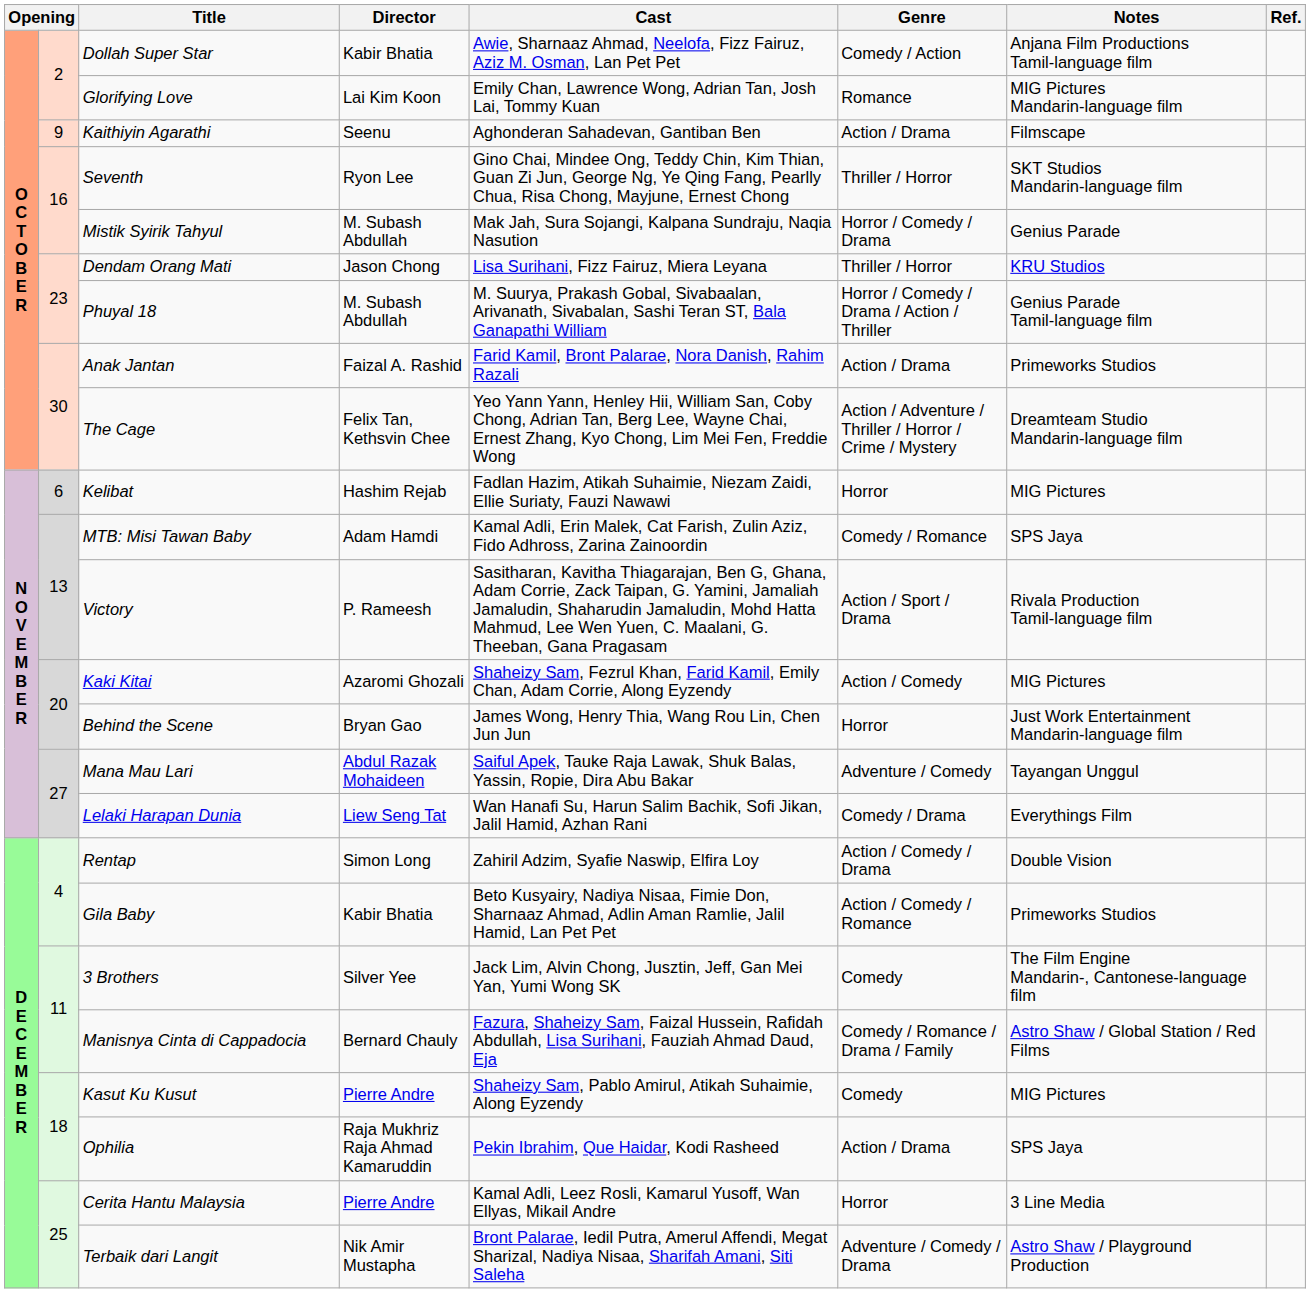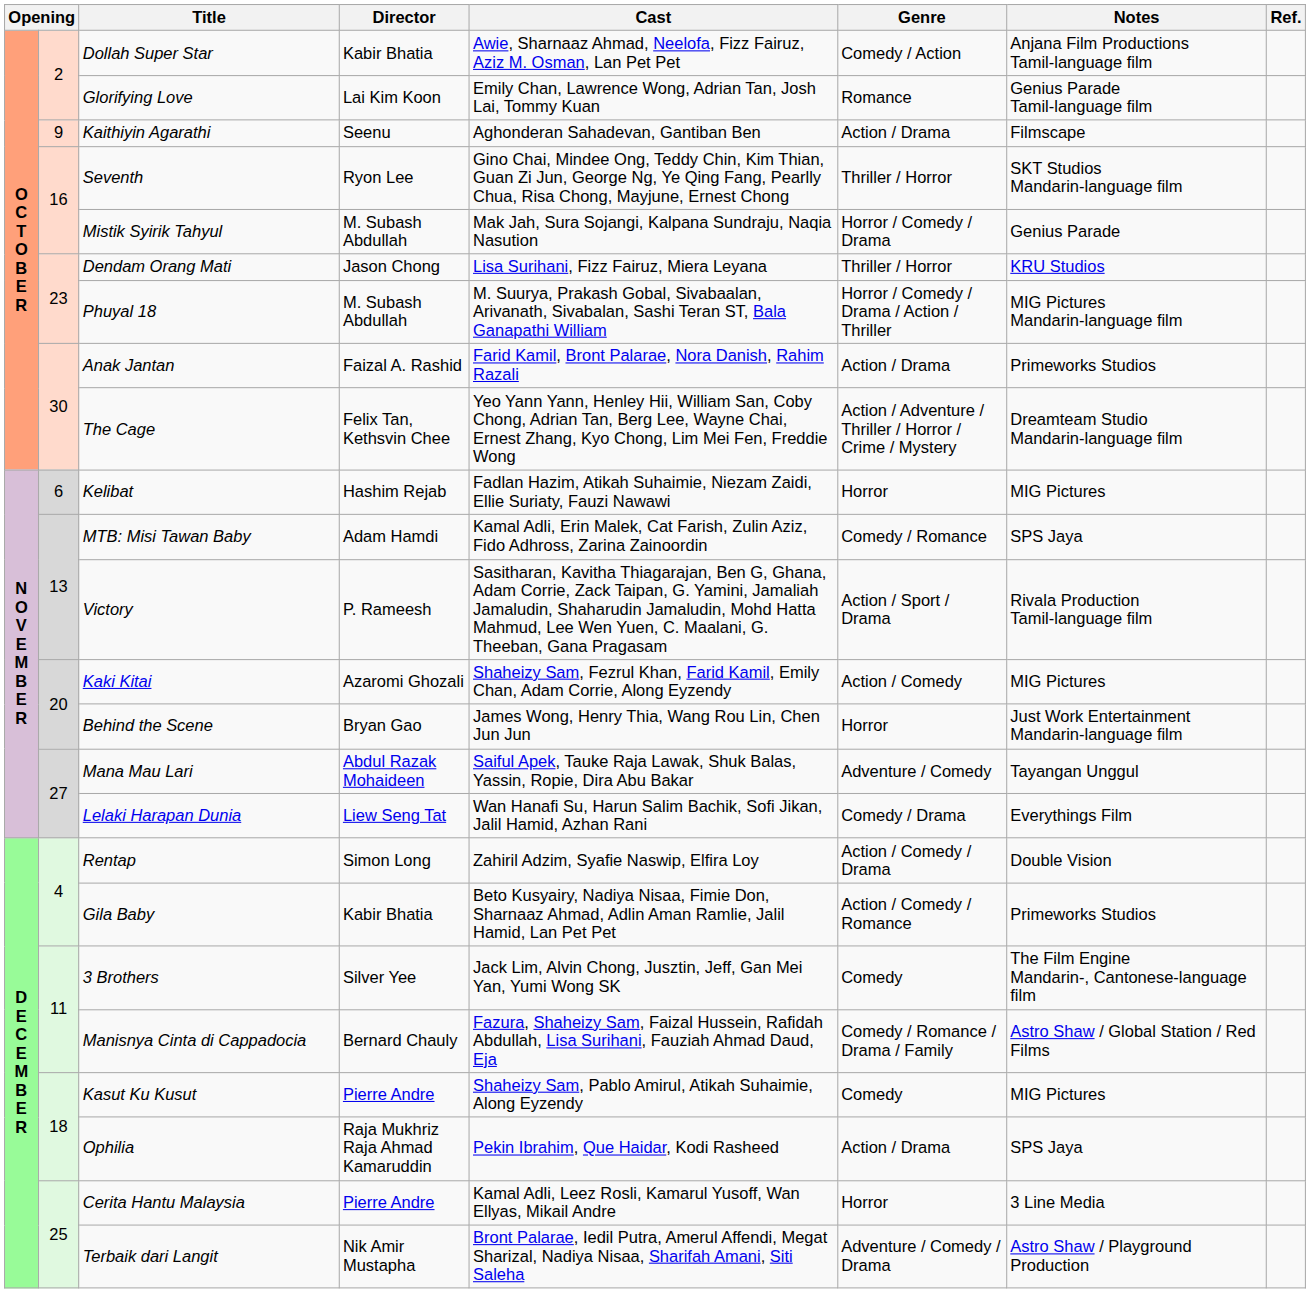(1096, 97) MIG Pictures Mandarin-language film -> (1081, 97) Genius Parade Tamil-language film
(1081, 311) Genius Parade Tamil-language film -> (1096, 311) MIG Pictures Mandarin-language film
